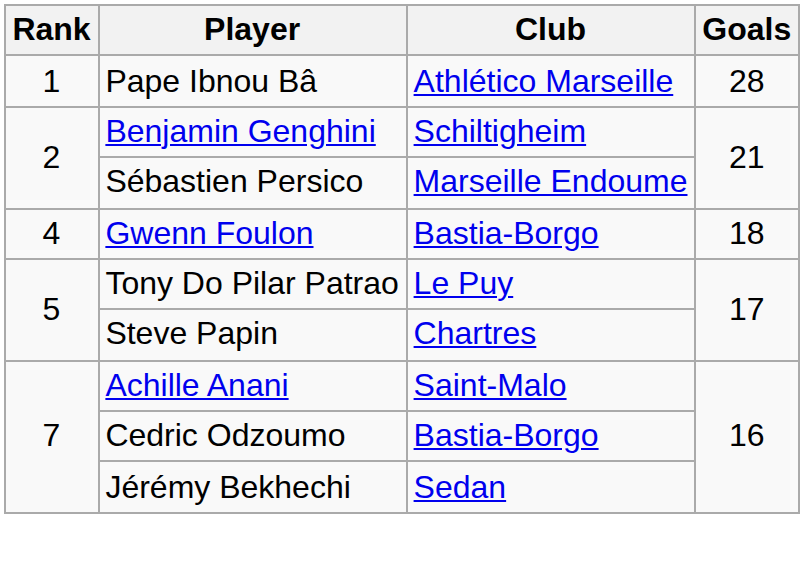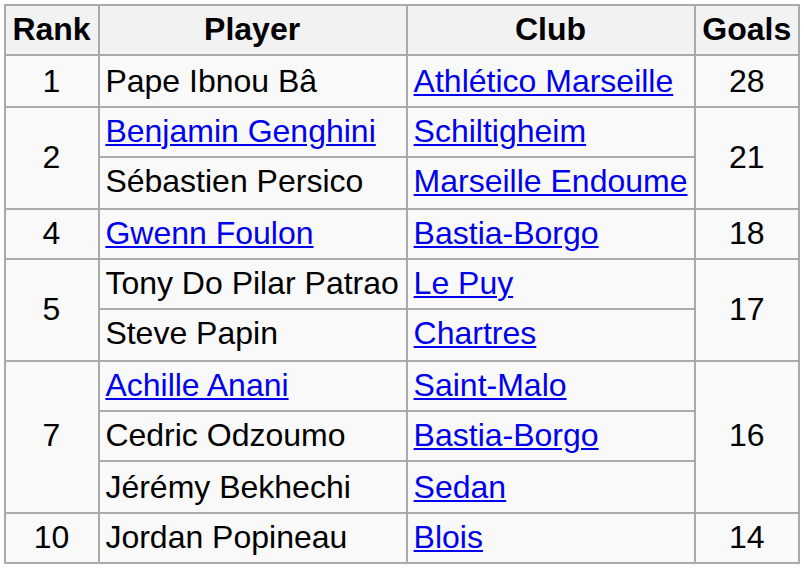+ row: (226, 537)
